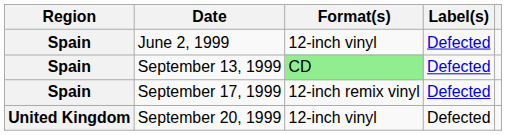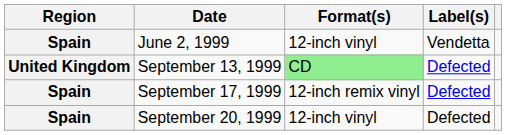(459, 42) Defected -> (458, 42) Vendetta
(69, 67) Spain -> (69, 67) United Kingdom
(69, 117) United Kingdom -> (69, 117) Spain
